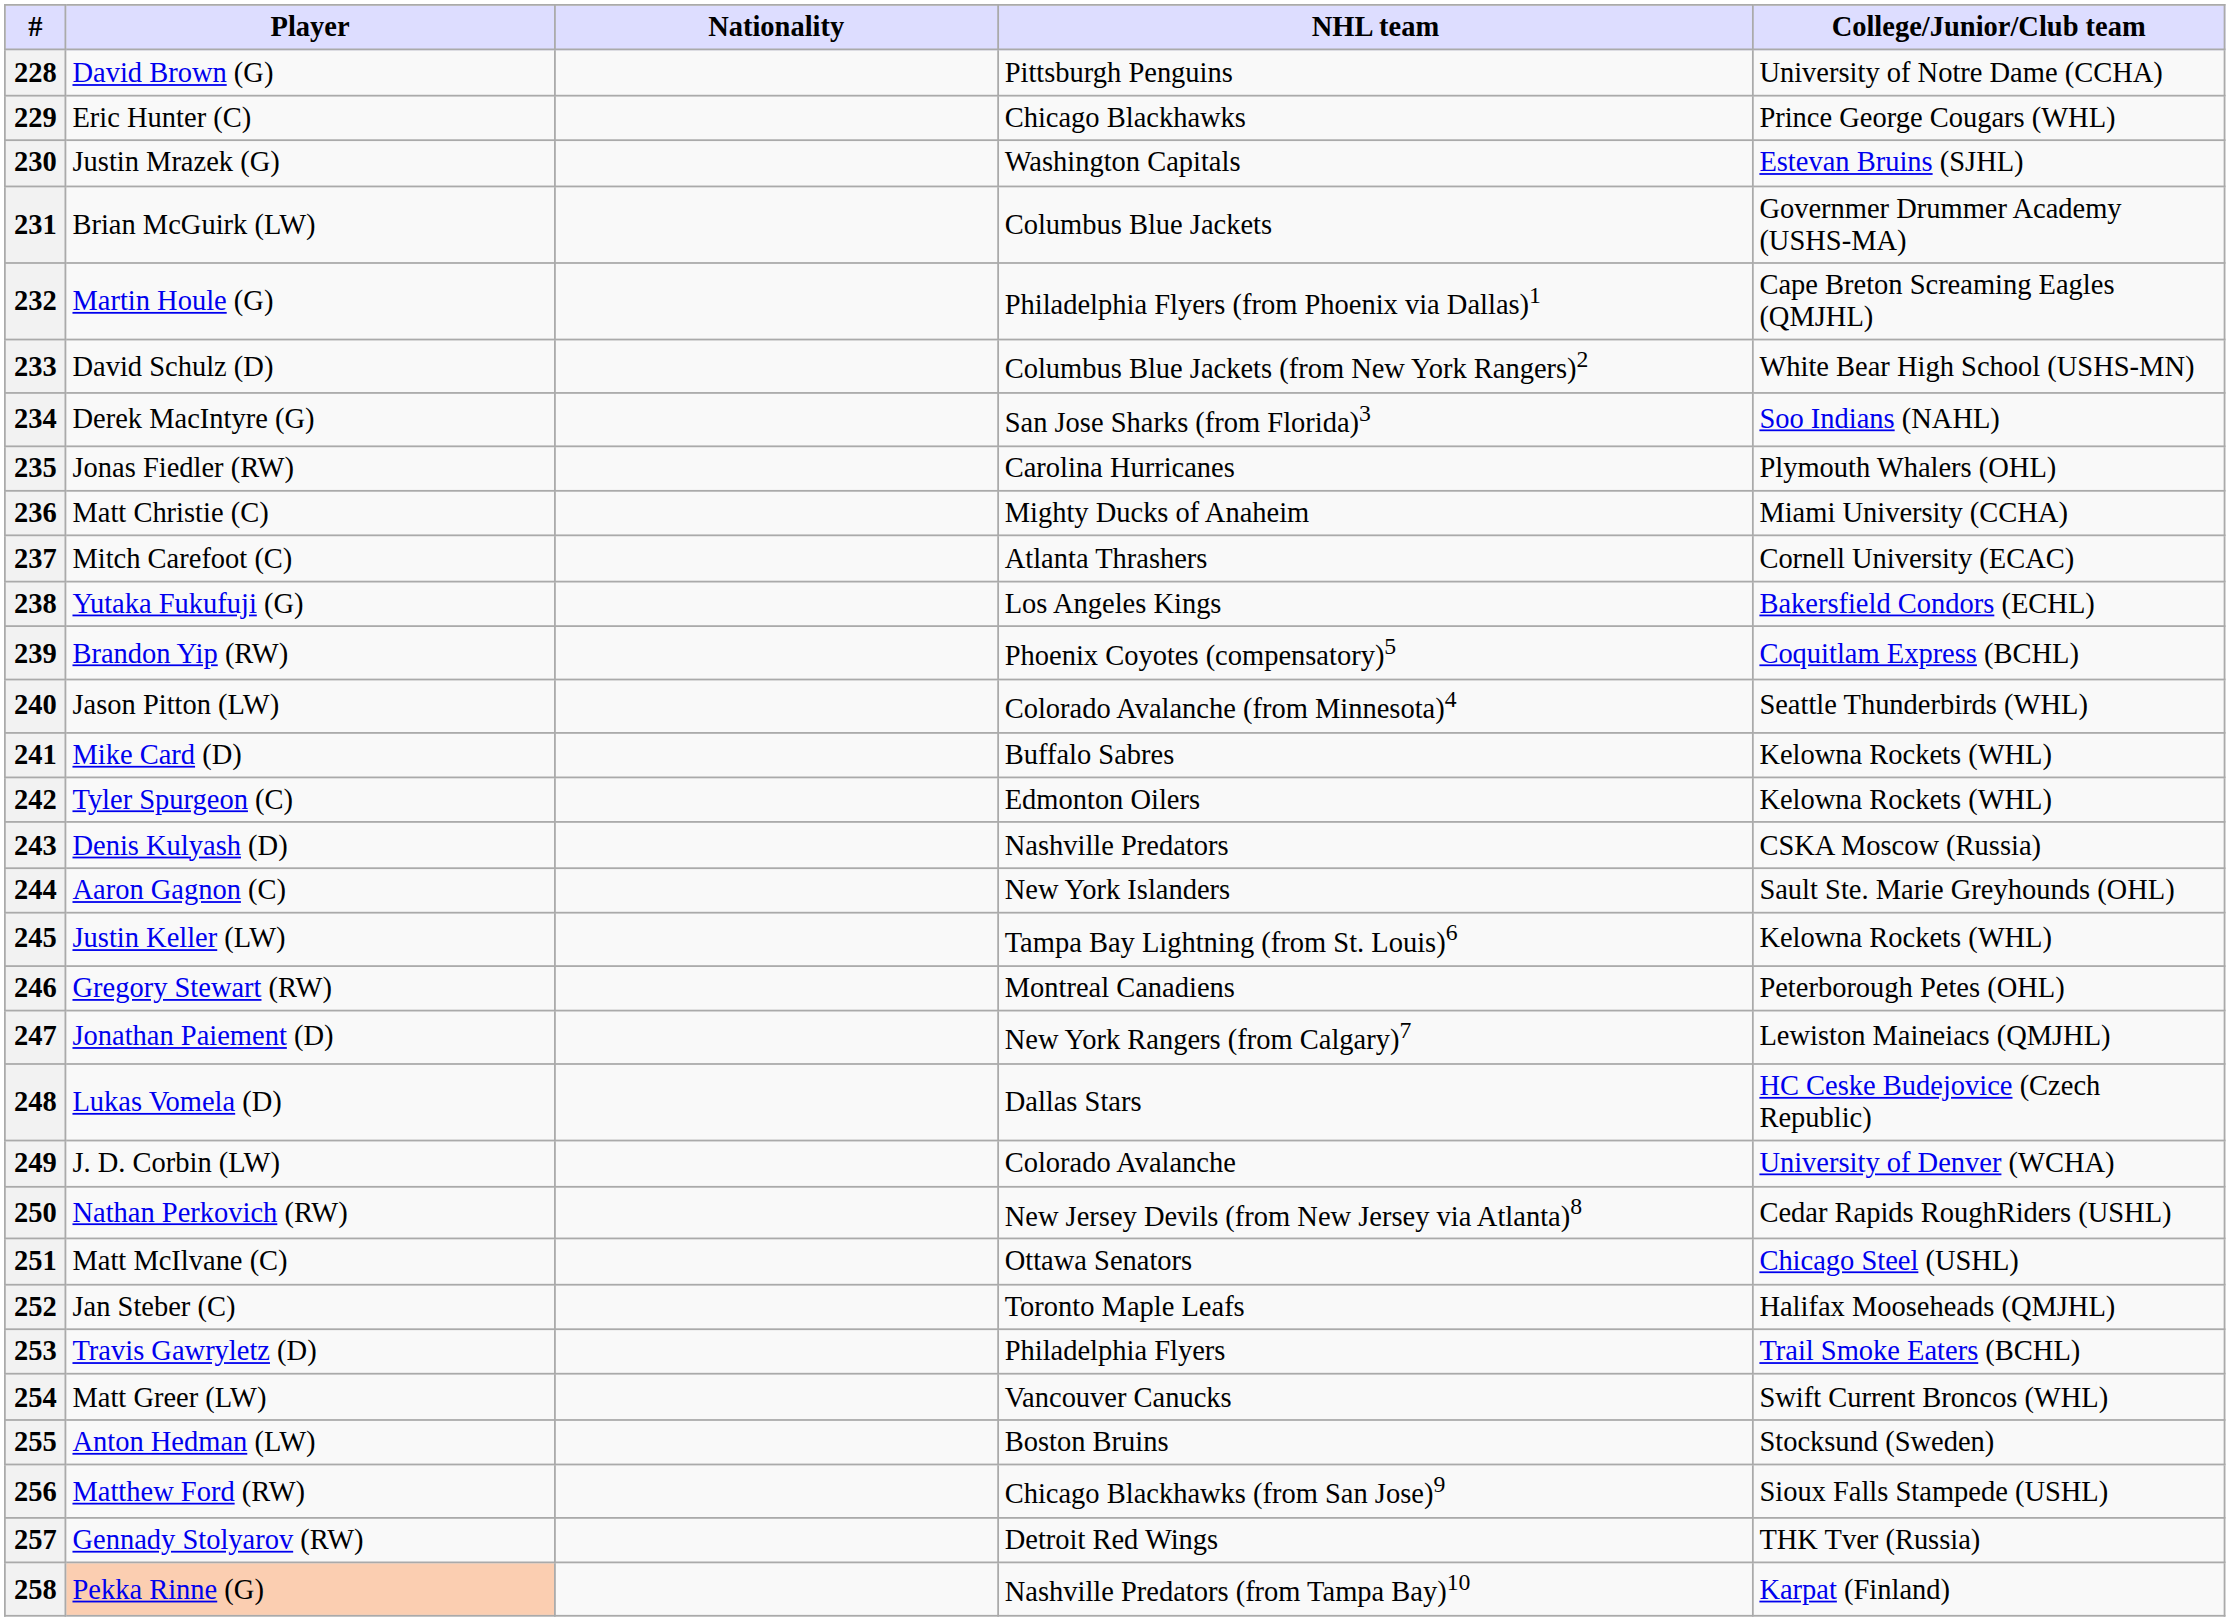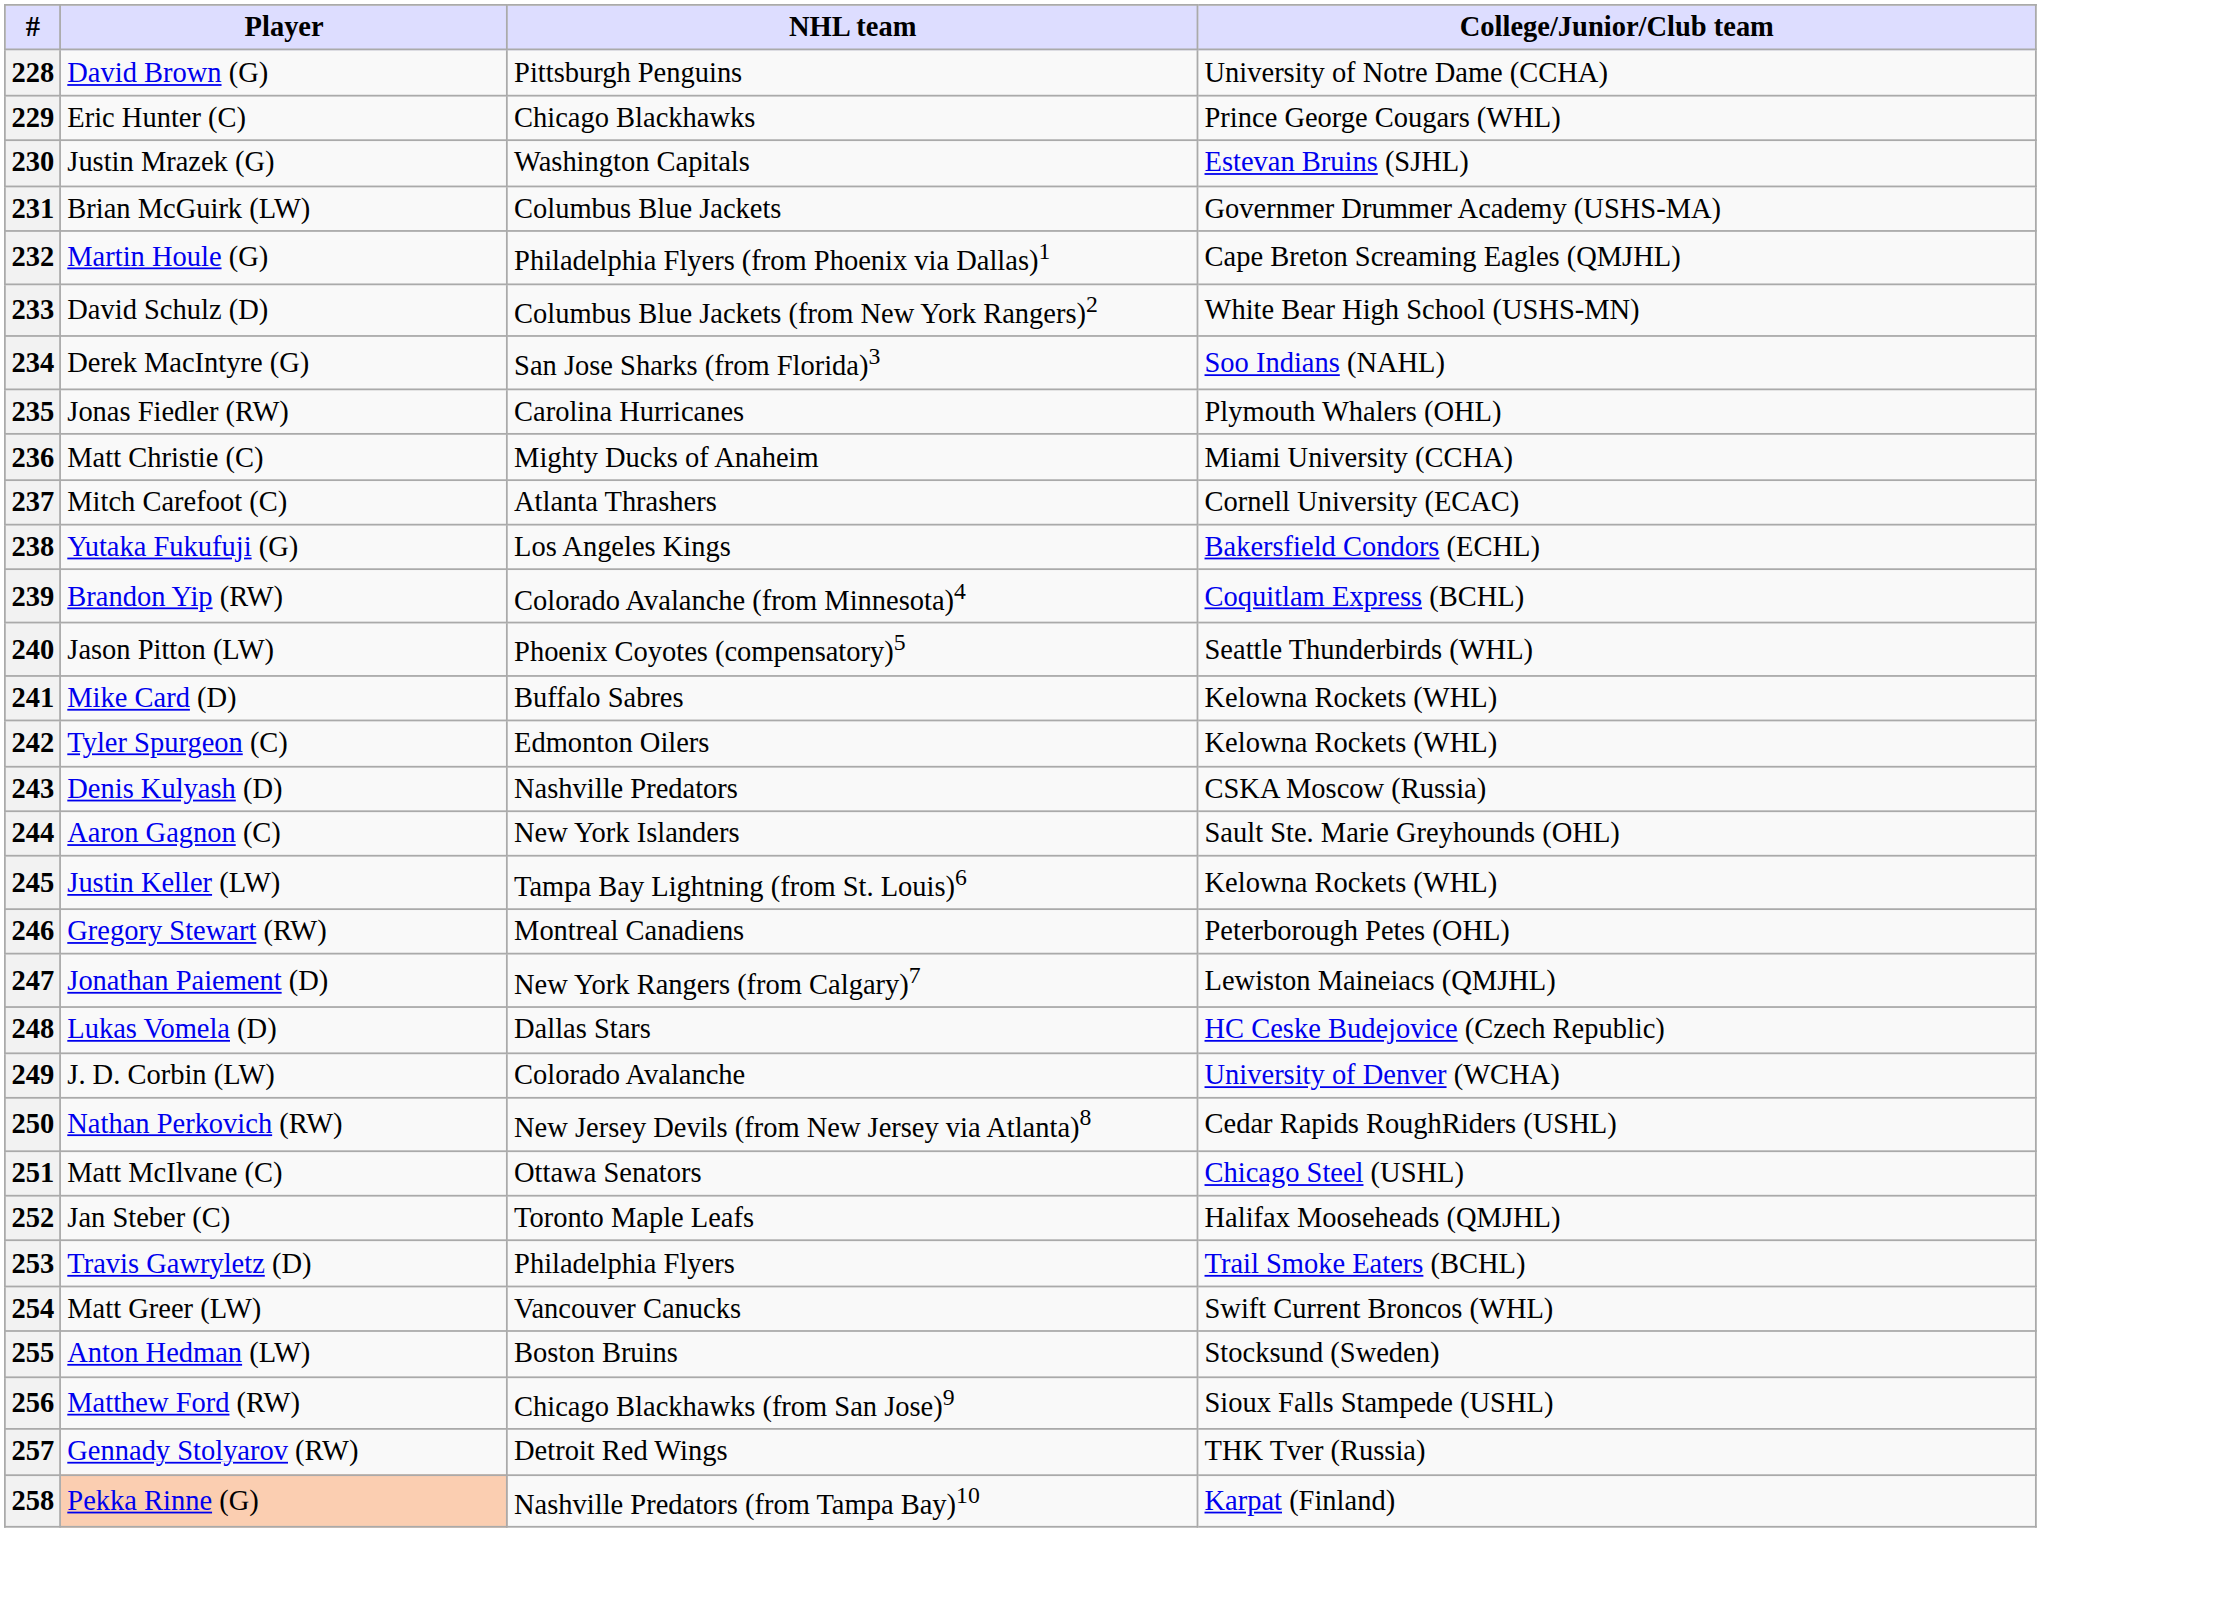- column: (776, 27)
(1200, 652) Phoenix Coyotes (compensatory)5 -> (740, 596) Colorado Avalanche (from Minnesota)4
(1231, 705) Colorado Avalanche (from Minnesota)4 -> (710, 648) Phoenix Coyotes (compensatory)5
